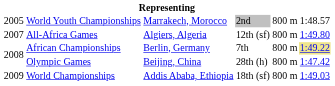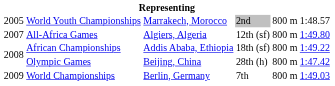(177, 48) Berlin, Germany -> (188, 48) Addis Ababa, Ethiopia
(242, 48) 7th -> (253, 48) 18th (sf)
(315, 48) khaki background -> (315, 48) no background
(188, 75) Addis Ababa, Ethiopia -> (177, 75) Berlin, Germany
(253, 75) 18th (sf) -> (242, 75) 7th
